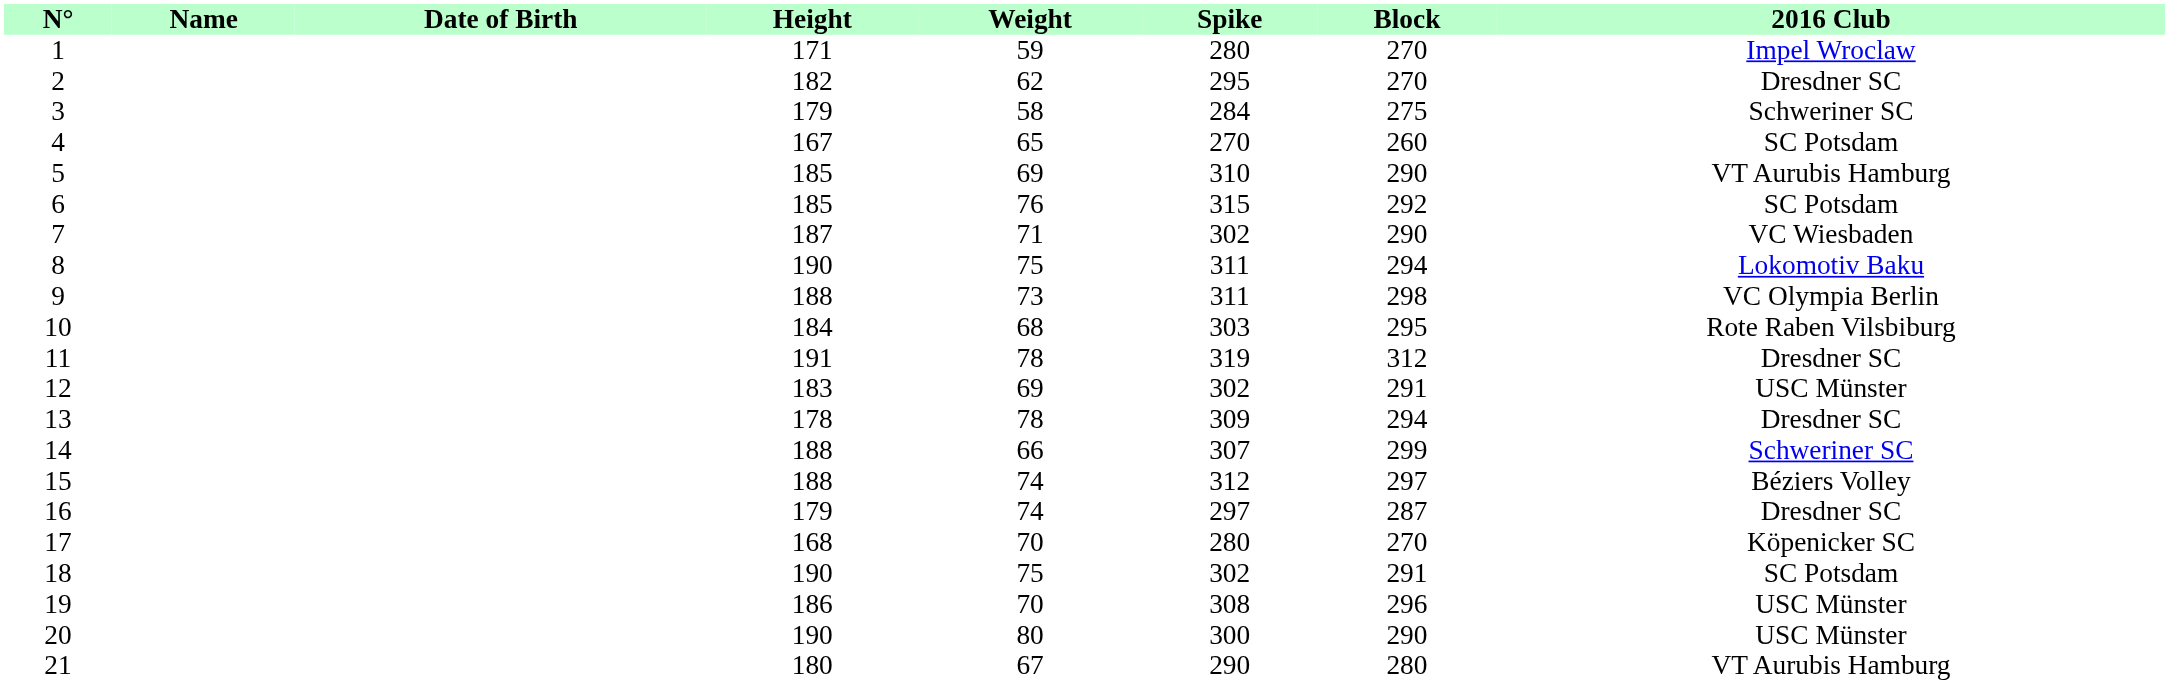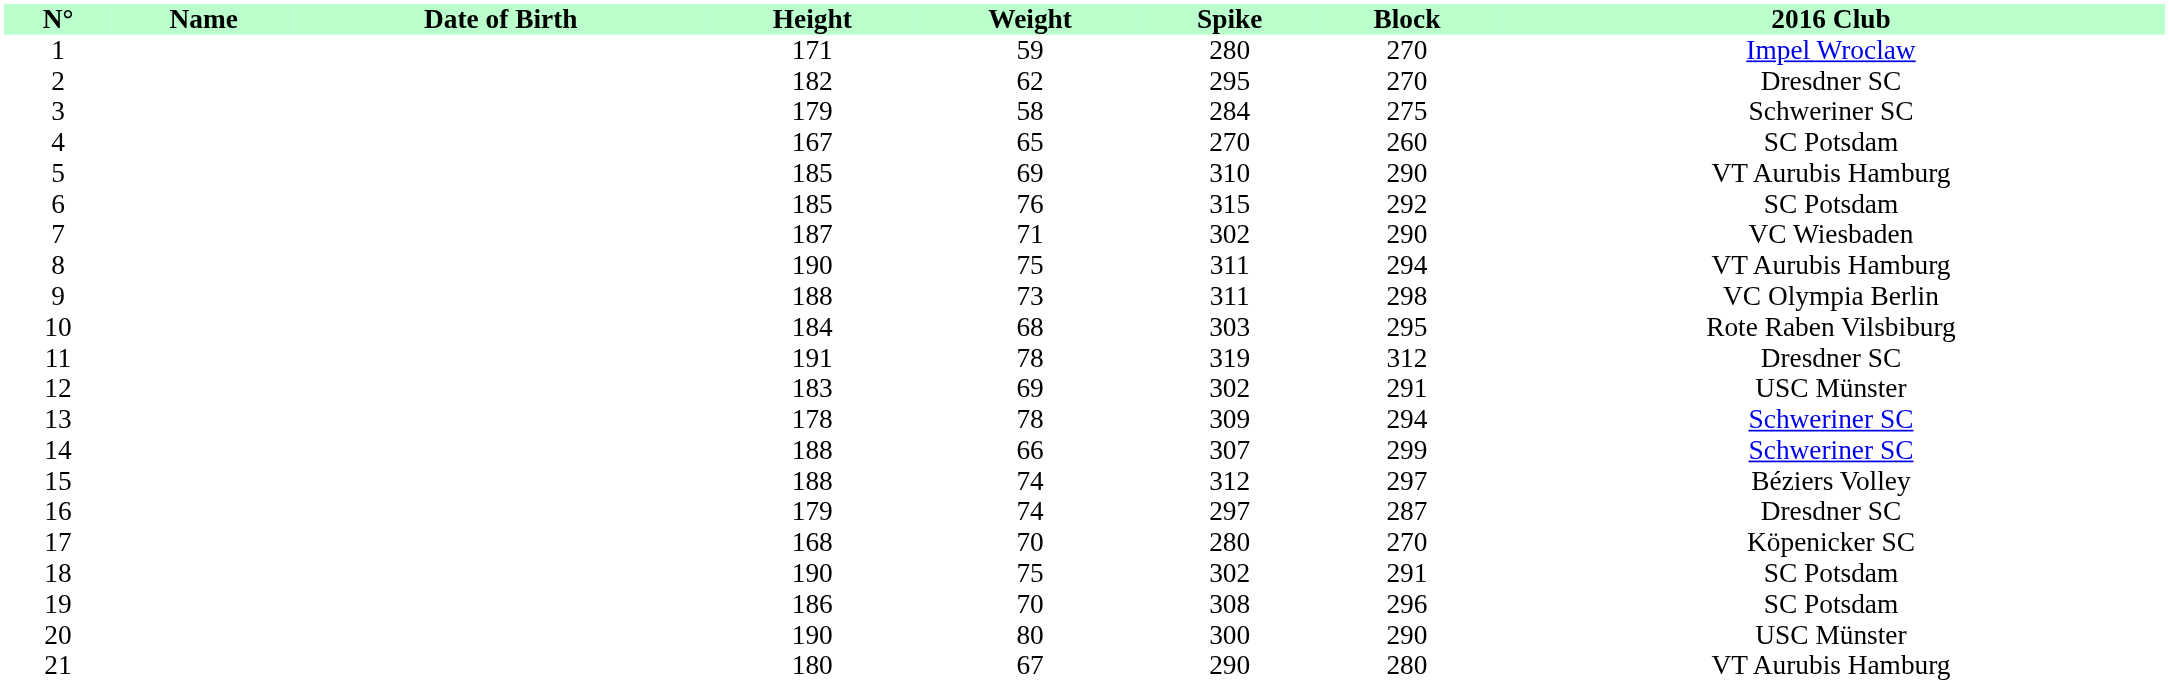(1831, 265) Lokomotiv Baku -> (1831, 265) VT Aurubis Hamburg
(1831, 419) Dresdner SC -> (1831, 419) Schweriner SC
(1831, 603) USC Münster -> (1831, 603) SC Potsdam
